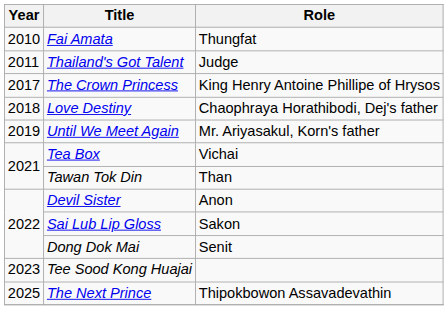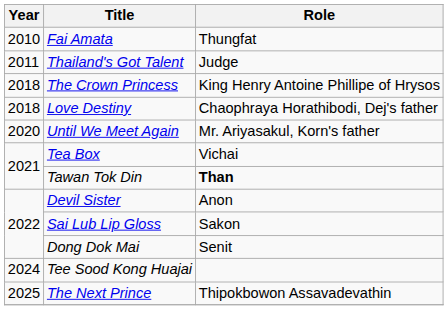(24, 85) 2017 -> (24, 85) 2018
(24, 131) 2019 -> (24, 131) 2020
(215, 177) normal -> (216, 177) bold
(24, 270) 2023 -> (24, 270) 2024
